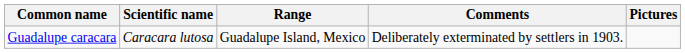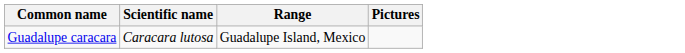- column: (497, 15)
